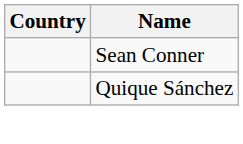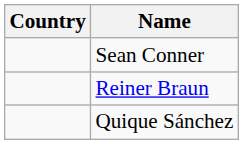+ row: (152, 88)
